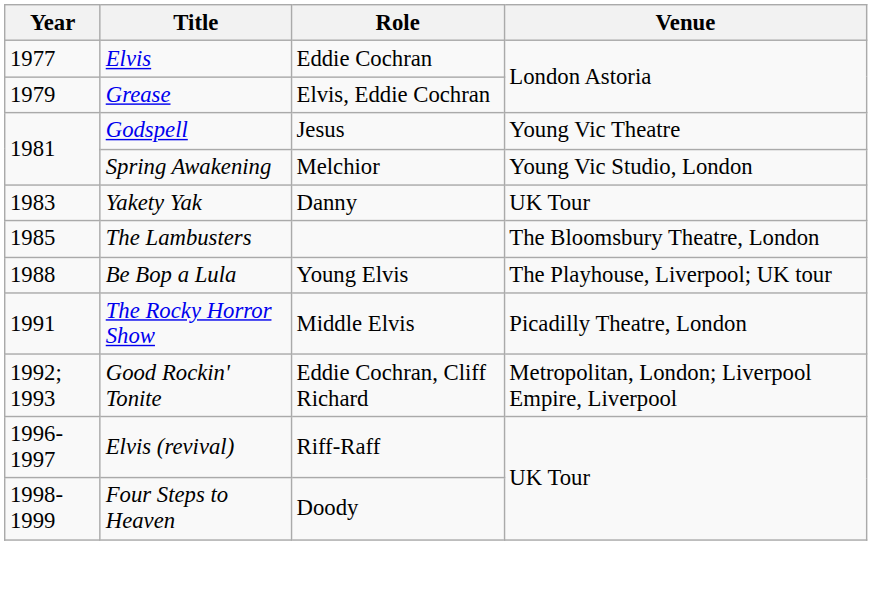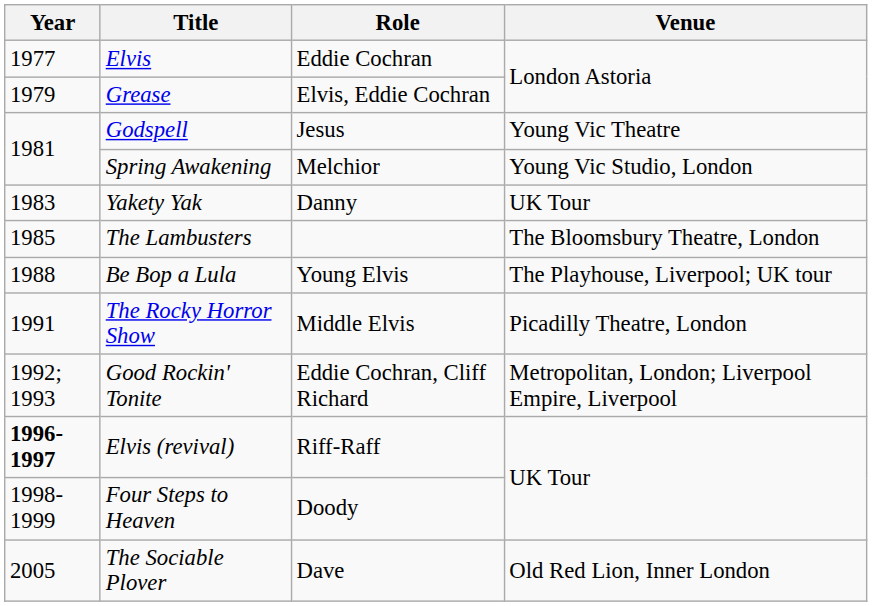(36, 446) normal -> (36, 446) bold
+ row: (165, 569)
